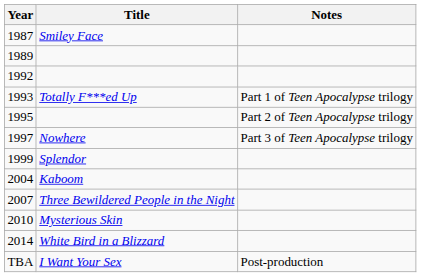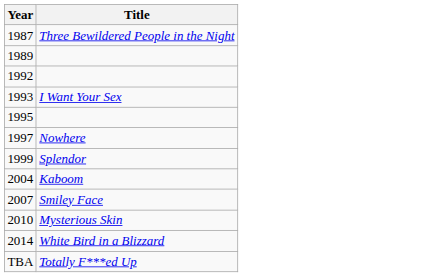- column: (327, 14)
(71, 35) Smiley Face -> (137, 35) Three Bewildered People in the Night
(88, 96) Totally F***ed Up -> (80, 96) I Want Your Sex
(137, 199) Three Bewildered People in the Night -> (71, 199) Smiley Face
(80, 261) I Want Your Sex -> (88, 261) Totally F***ed Up
